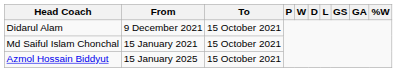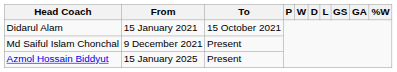(163, 28) 9 December 2021 -> (161, 28) 15 January 2021
(161, 43) 15 January 2021 -> (163, 43) 9 December 2021
(244, 43) 15 October 2021 -> (224, 43) Present
(244, 59) 15 October 2021 -> (224, 59) Present
